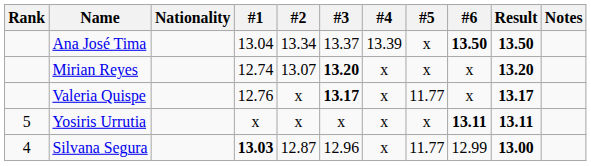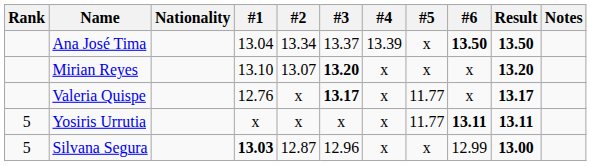(256, 69) 12.74 -> (256, 69) 13.10
(427, 121) x -> (427, 121) 11.77
(27, 148) 4 -> (27, 148) 5
(427, 148) 11.77 -> (427, 148) x
